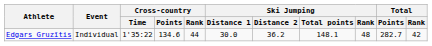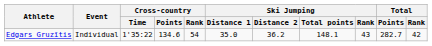(195, 34) 44 -> (195, 34) 54
(229, 34) 30.0 -> (229, 34) 35.0
(366, 34) 48 -> (366, 34) 43
